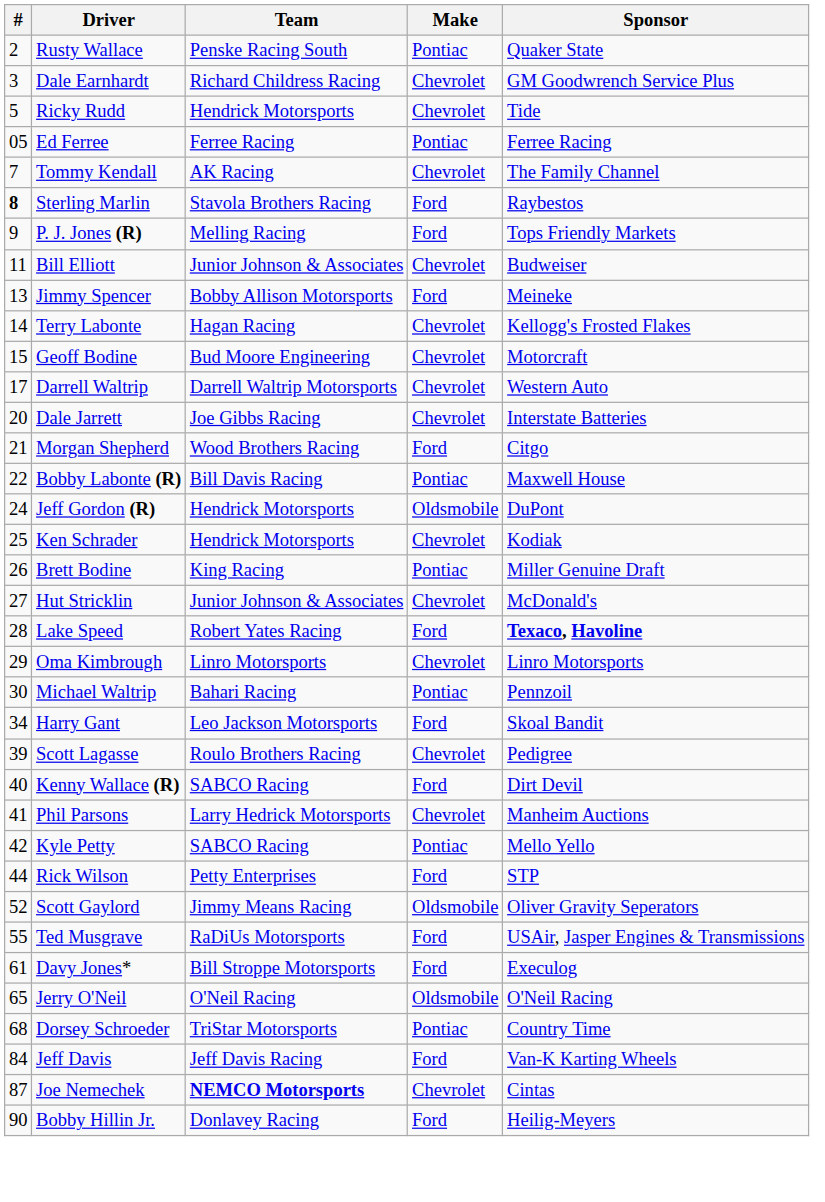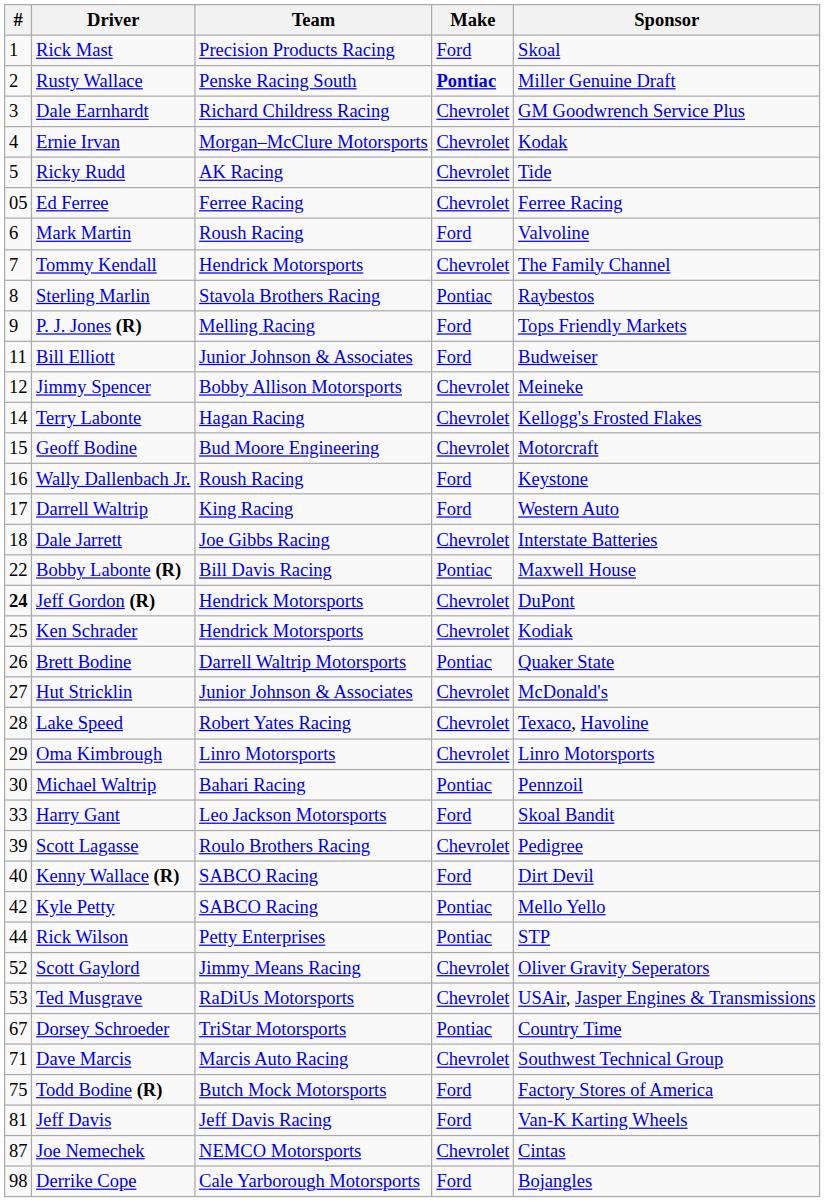+ row: (74, 50)
(440, 50) normal -> (466, 81) bold
(555, 50) Quaker State -> (597, 81) Miller Genuine Draft
+ row: (78, 142)
(272, 111) Hendrick Motorsports -> (241, 172) AK Racing
(440, 142) Pontiac -> (473, 203) Chevrolet
+ row: (84, 234)
(232, 172) AK Racing -> (281, 264) Hendrick Motorsports
(14, 203) bold -> (14, 295) normal
(430, 203) Ford -> (464, 295) Pontiac
(449, 264) Chevrolet -> (454, 356) Ford
(18, 295) 13 -> (18, 386) 12
(430, 295) Ford -> (473, 386) Chevrolet
+ row: (113, 478)
(293, 386) Darrell Waltrip Motorsports -> (246, 509) King Racing
(449, 386) Chevrolet -> (454, 509) Ford
(18, 417) 20 -> (18, 539) 18
- row: (103, 448)
(18, 509) normal -> (18, 600) bold
(455, 509) Oldsmobile -> (473, 600) Chevrolet
(237, 570) King Racing -> (303, 662) Darrell Waltrip Motorsports
(586, 570) Miller Genuine Draft -> (566, 662) Quaker State
(430, 631) Ford -> (473, 723) Chevrolet
(575, 631) bold -> (583, 723) normal
(18, 723) 34 -> (18, 814) 33
- row: (82, 814)
(430, 876) Ford -> (464, 937) Pontiac
(455, 906) Oldsmobile -> (473, 967) Chevrolet
(18, 937) 55 -> (18, 998) 53
(430, 937) Ford -> (473, 998) Chevrolet
- row: (84, 967)
- row: (81, 998)
(18, 1028) 68 -> (18, 1028) 67
+ row: (84, 1059)
+ row: (99, 1090)
(18, 1059) 84 -> (18, 1120) 81
(277, 1090) bold -> (280, 1151) normal
- row: (96, 1120)
+ row: (86, 1181)
